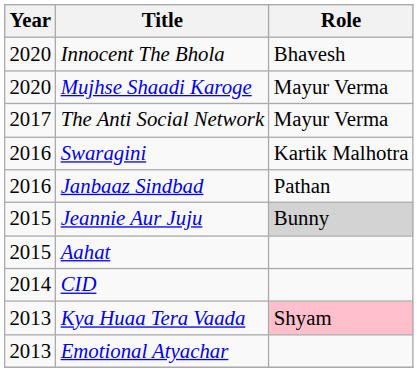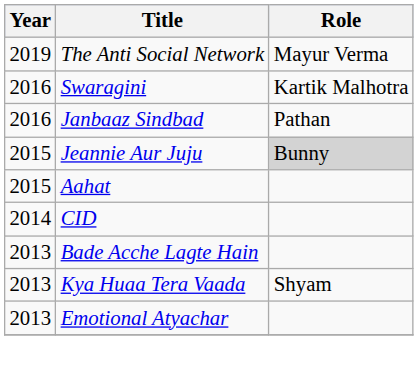- row: (143, 53)
- row: (156, 86)
(30, 119) 2017 -> (30, 53) 2019
+ row: (160, 251)
(303, 317) pink background -> (303, 284) no background
